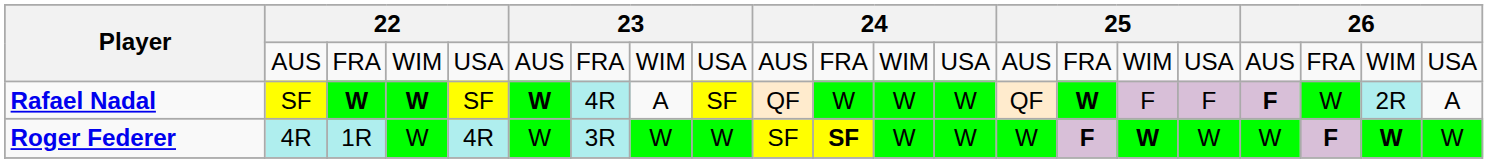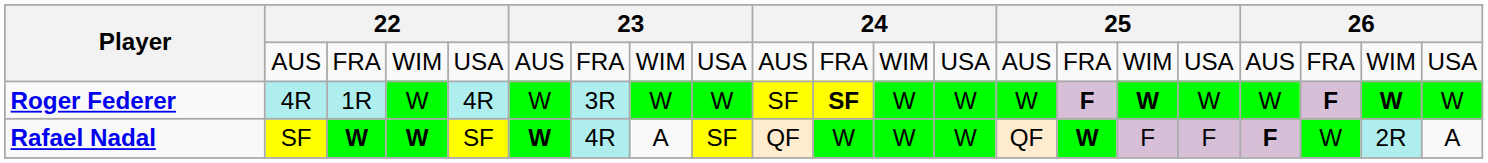rows swapped: (93, 138) <-> (83, 100)
